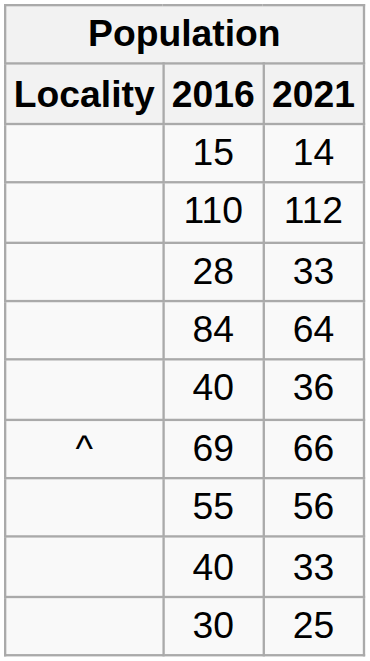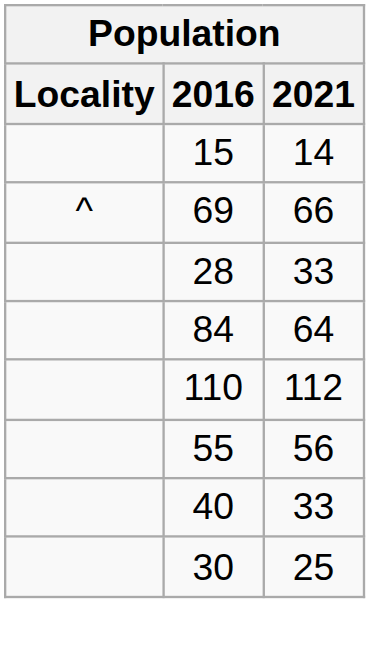rows swapped: (213, 211) <-> (213, 447)
- row: (213, 388)
